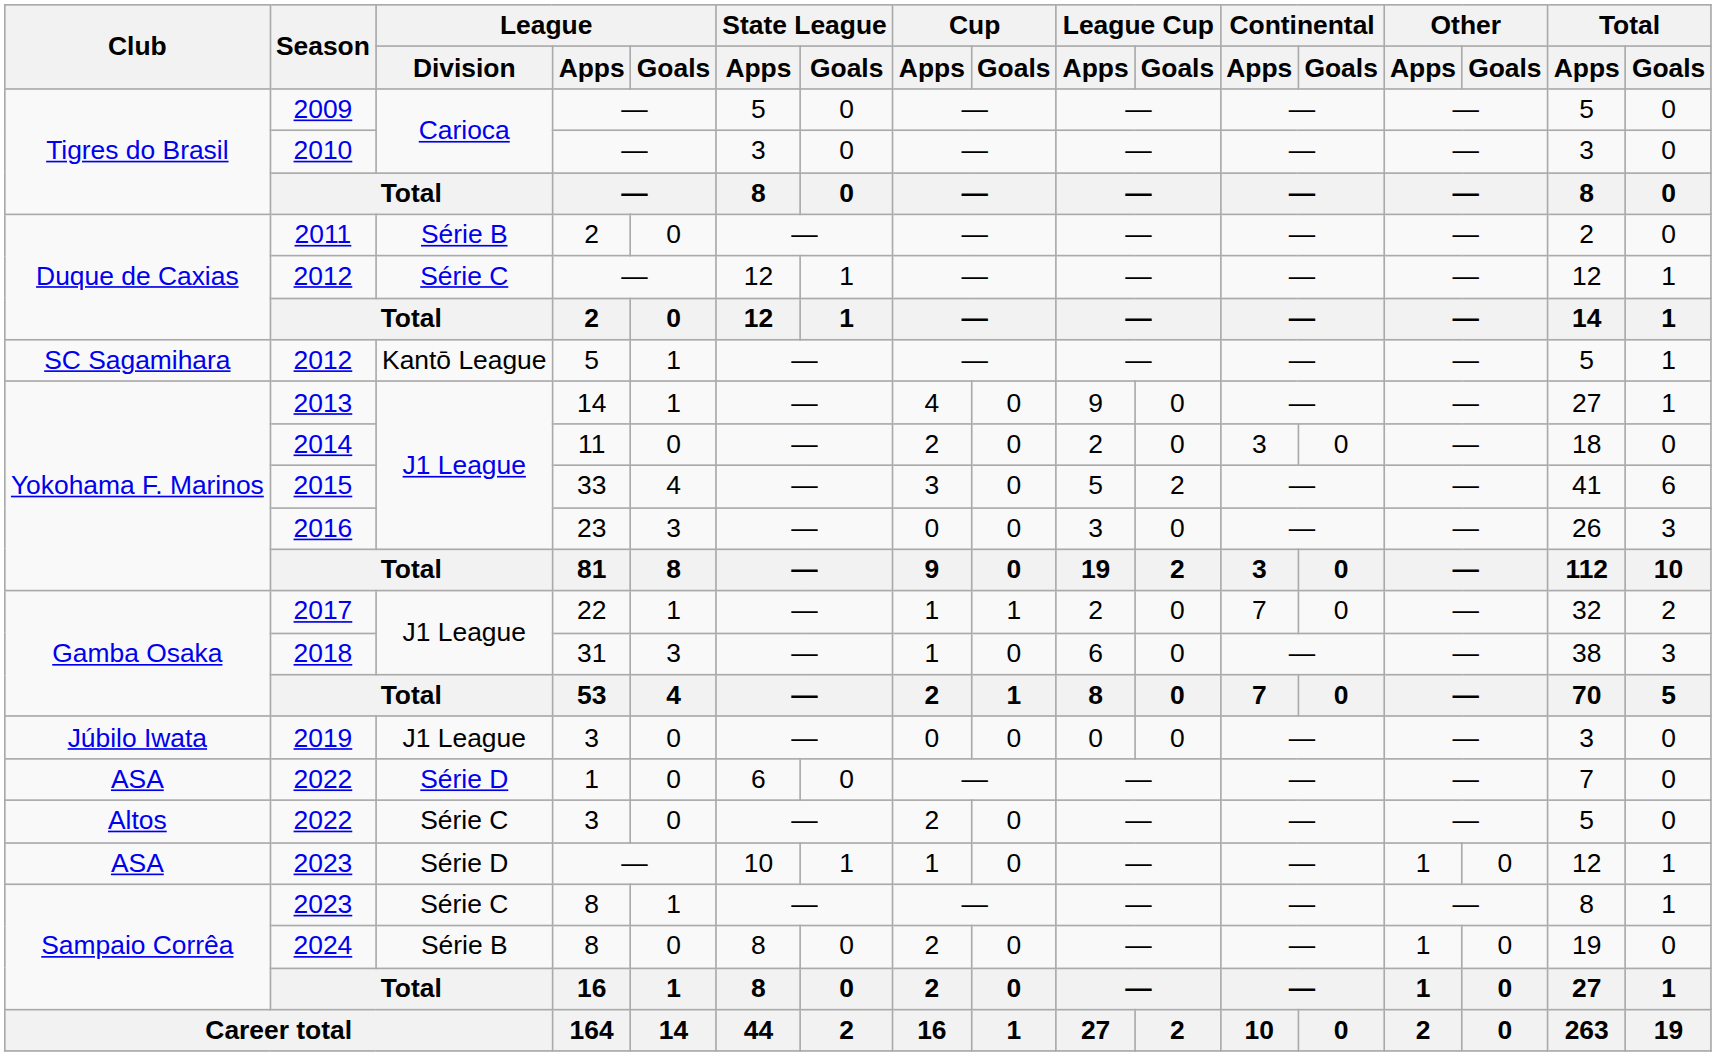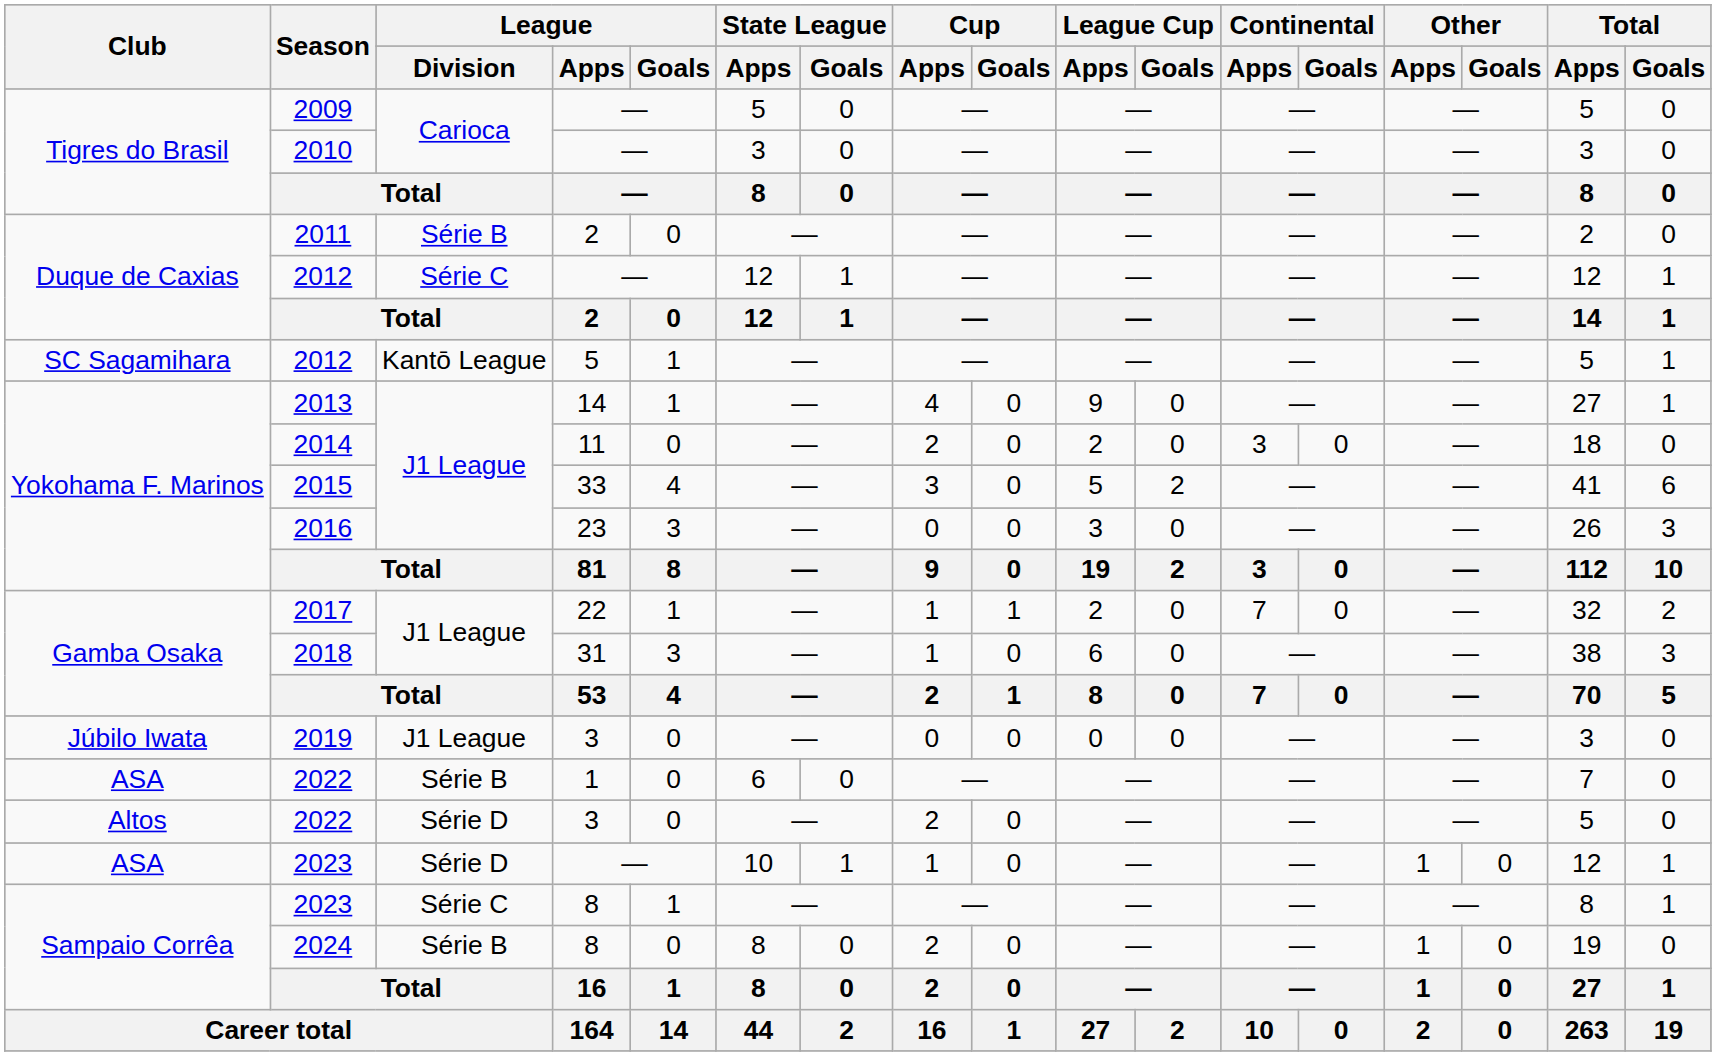(464, 779) Série D -> (464, 779) Série B
(464, 820) Série C -> (464, 820) Série D
